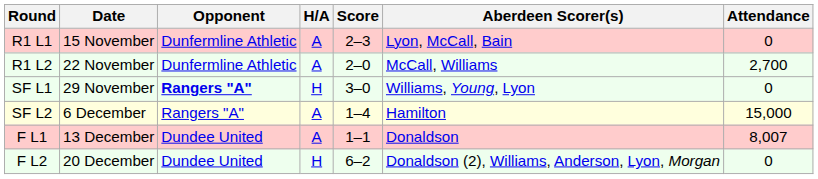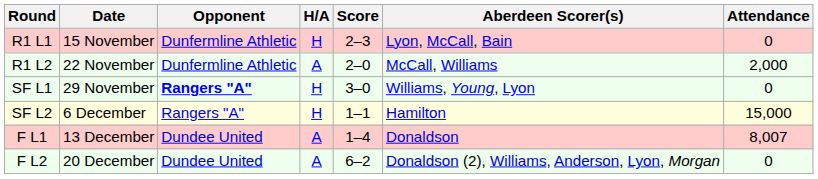(317, 40) A -> (317, 40) H
(768, 64) 2,700 -> (768, 64) 2,000
(317, 112) A -> (317, 112) H
(358, 112) 1–4 -> (358, 112) 1–1
(358, 137) 1–1 -> (358, 137) 1–4
(317, 161) H -> (317, 161) A
